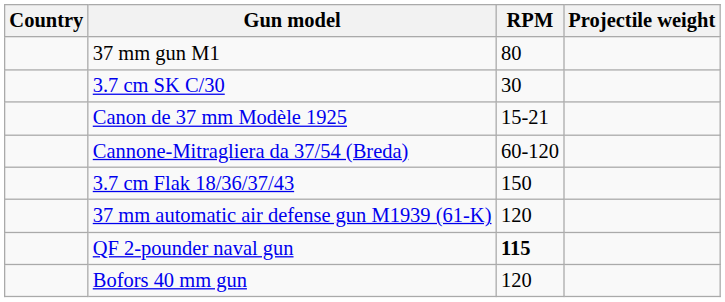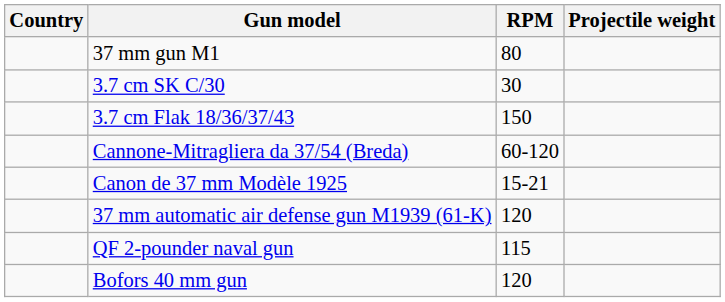rows swapped: (220, 118) <-> (193, 183)
(516, 248) bold -> (516, 248) normal
